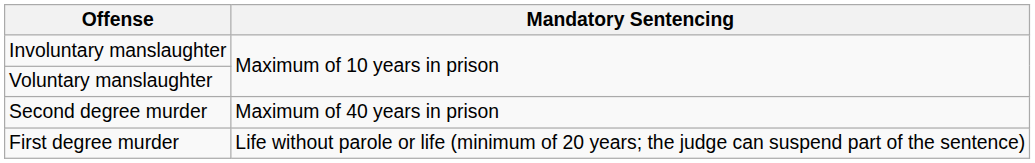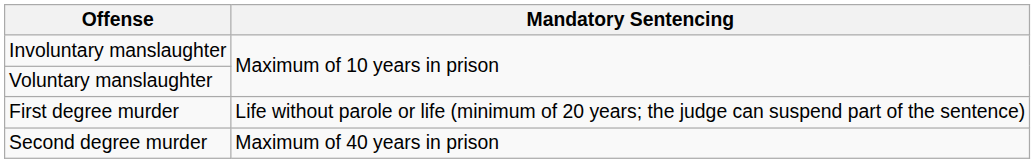rows swapped: (108, 111) <-> (94, 142)
